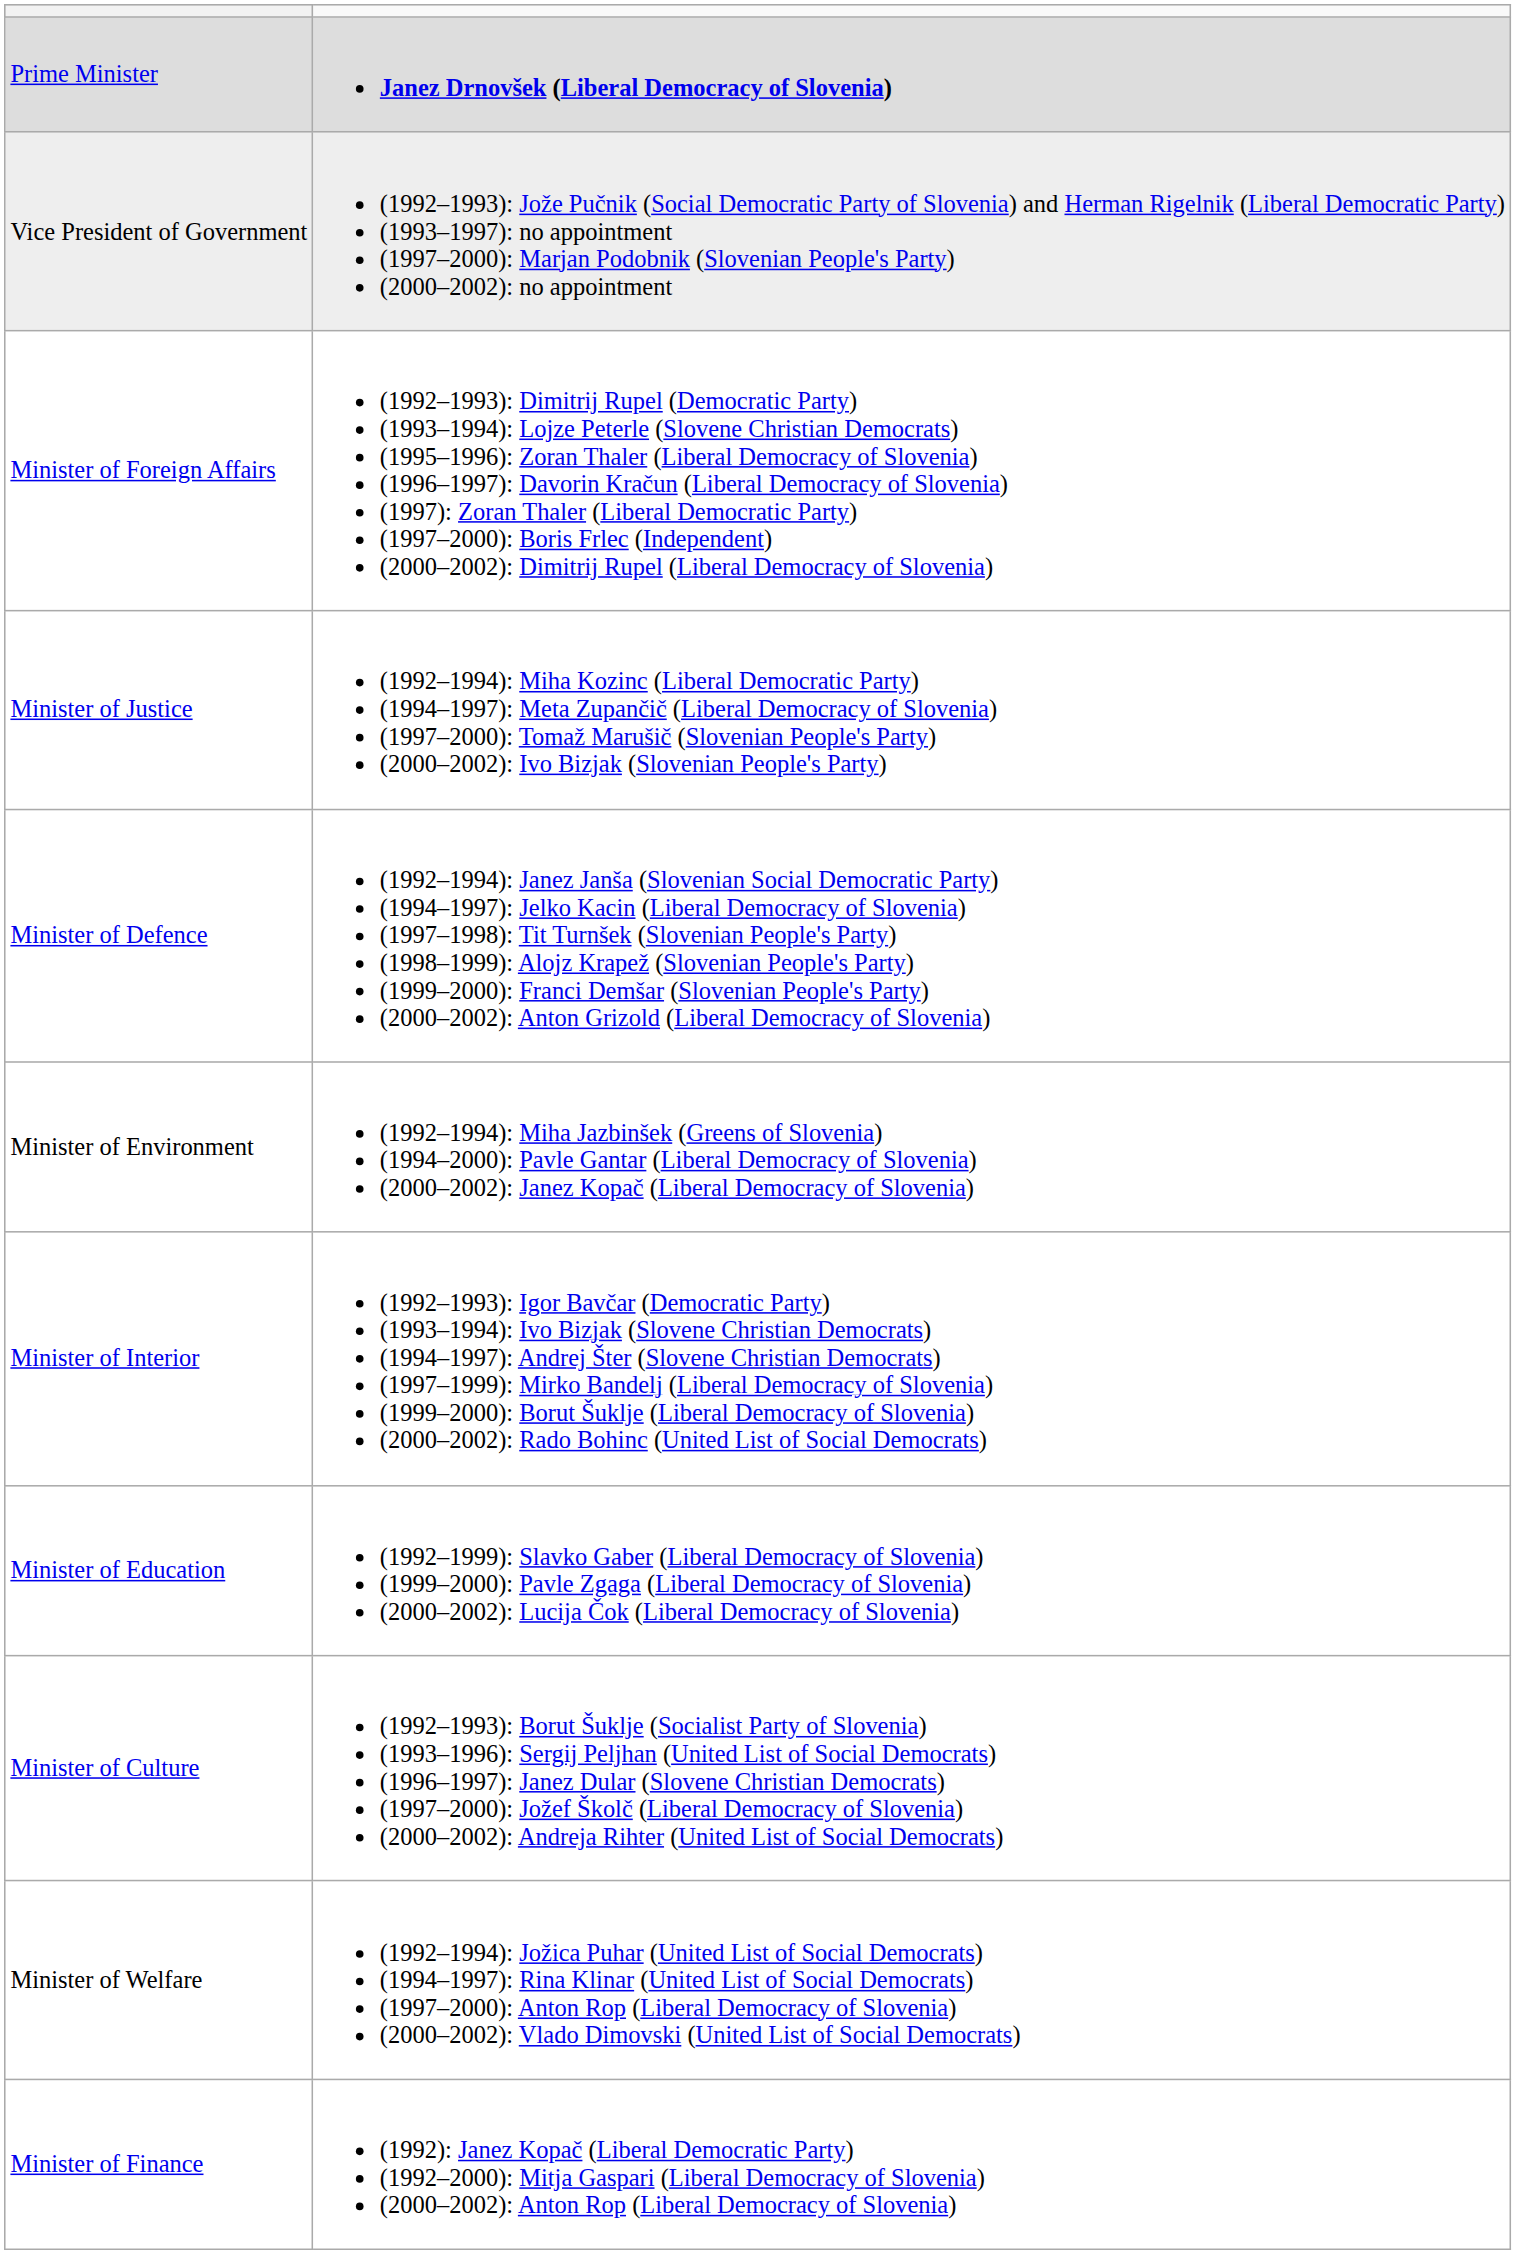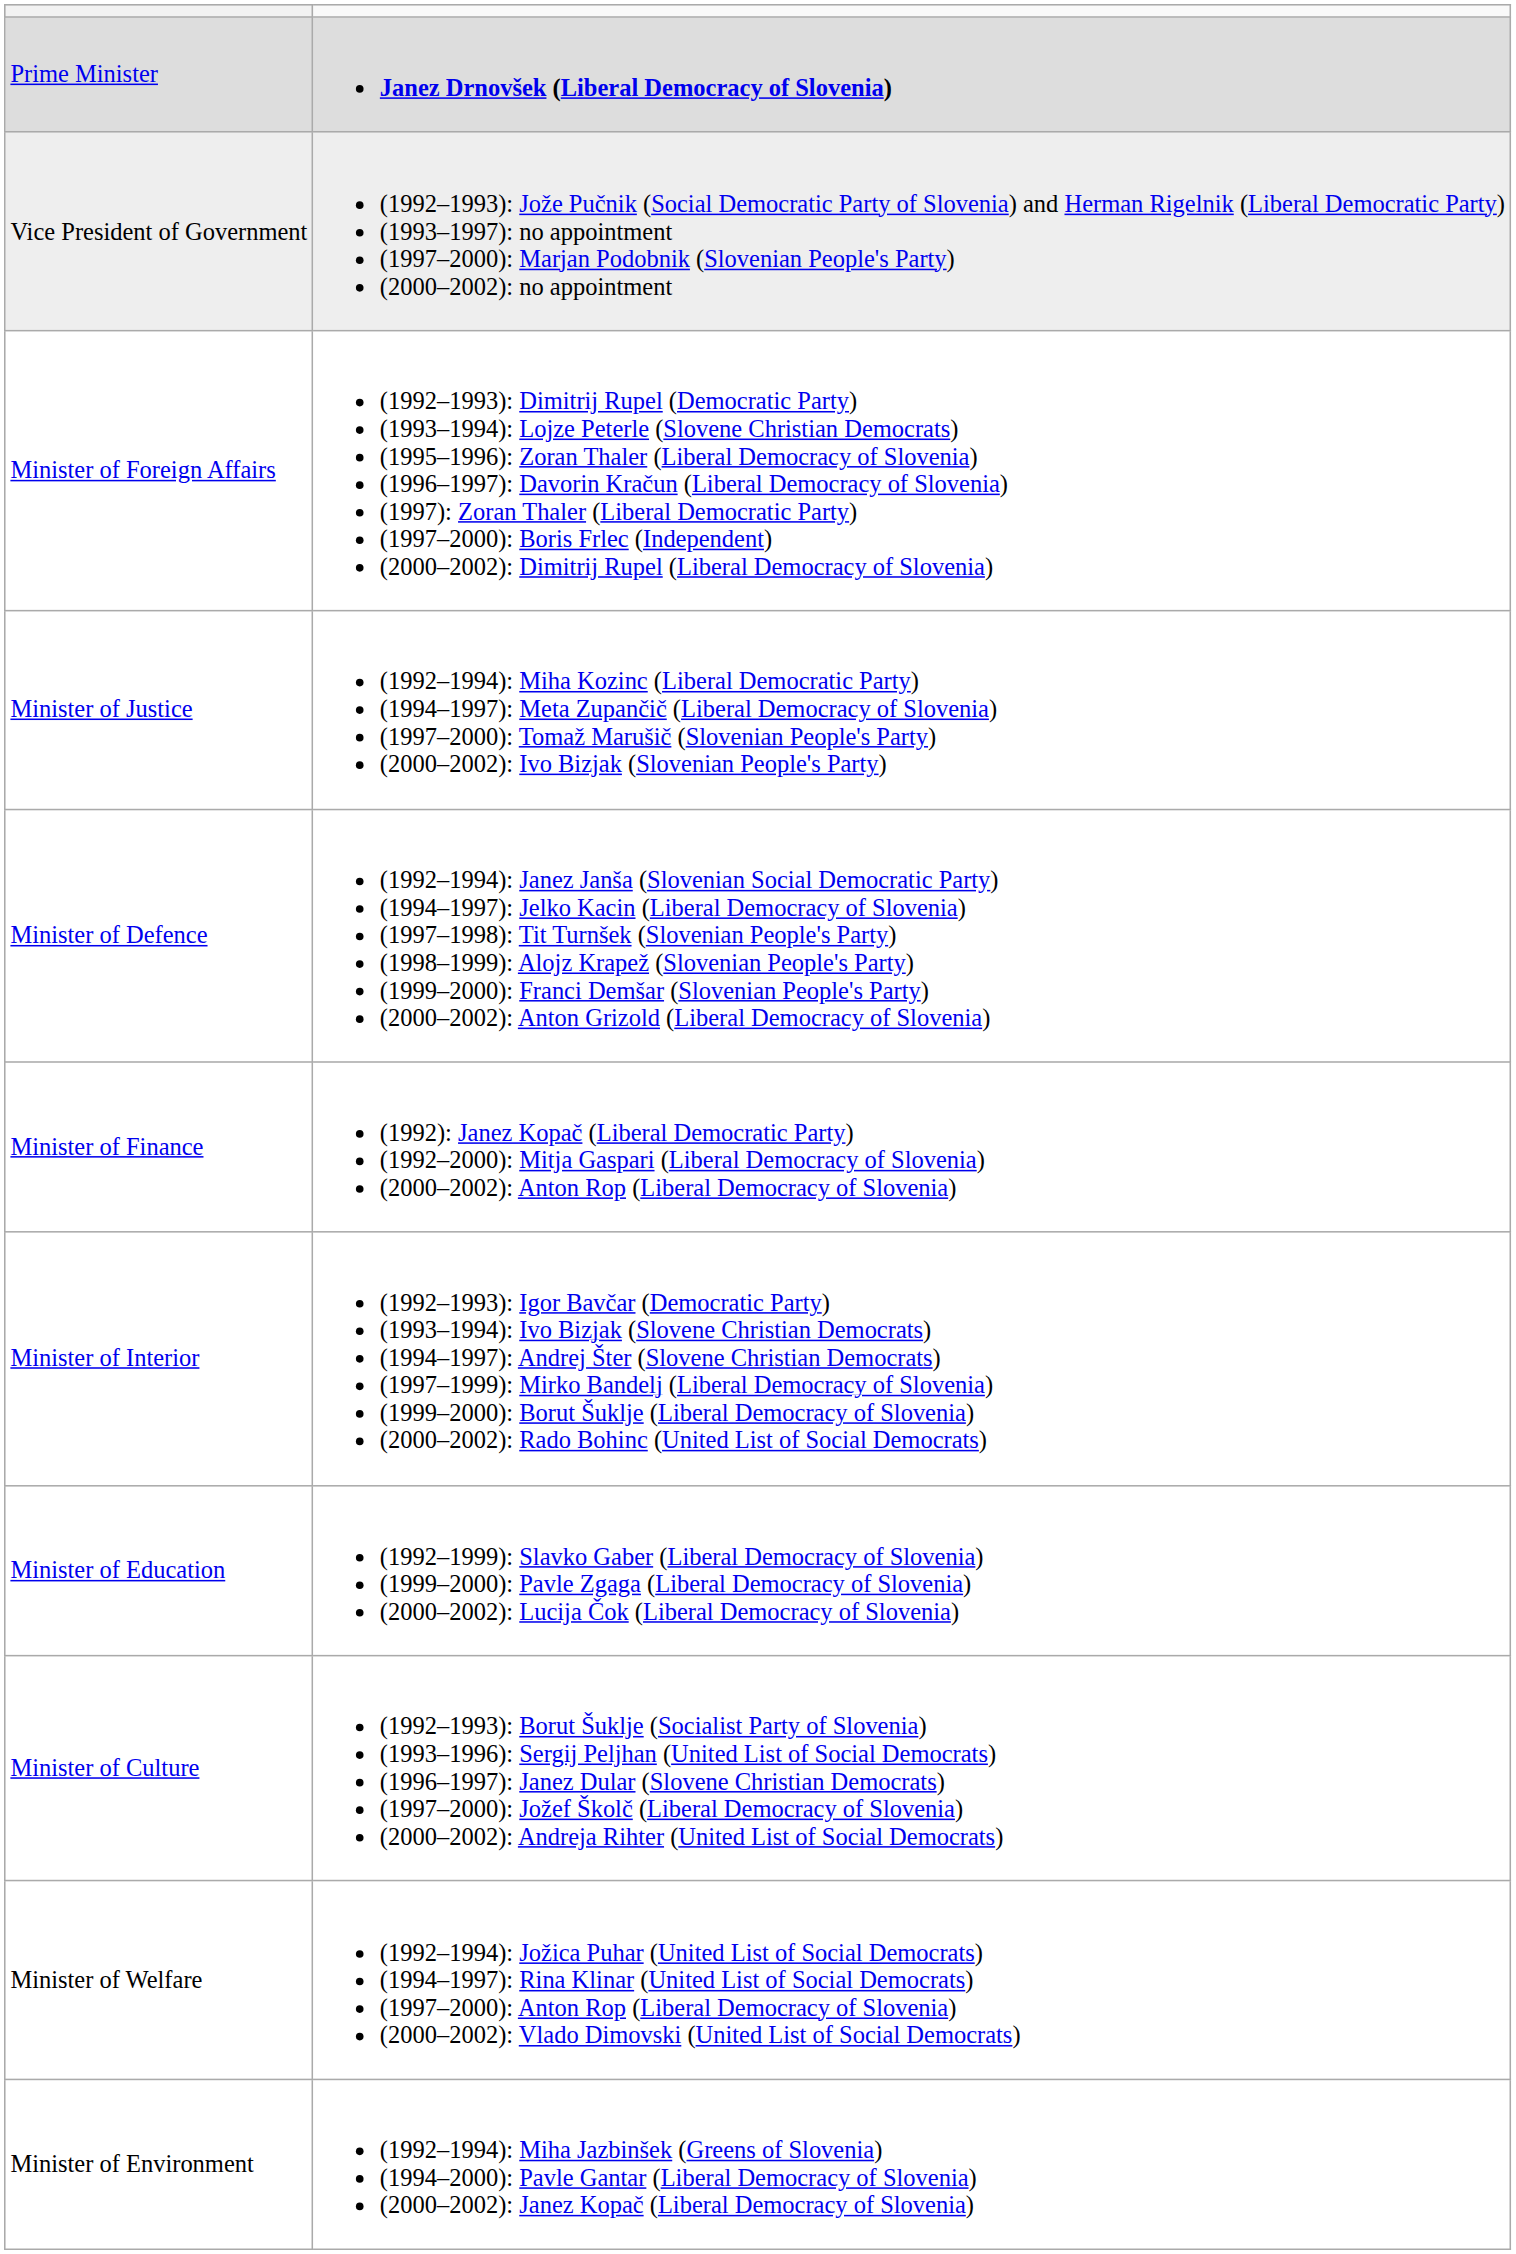rows swapped: (107, 2164) <-> (132, 1146)
